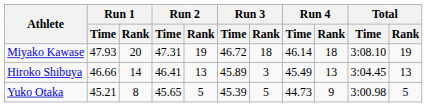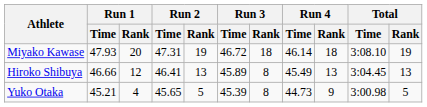(136, 73) 14 -> (136, 73) 12
(266, 73) 3 -> (266, 73) 8
(136, 92) 8 -> (136, 92) 4
(266, 92) 5 -> (266, 92) 8
